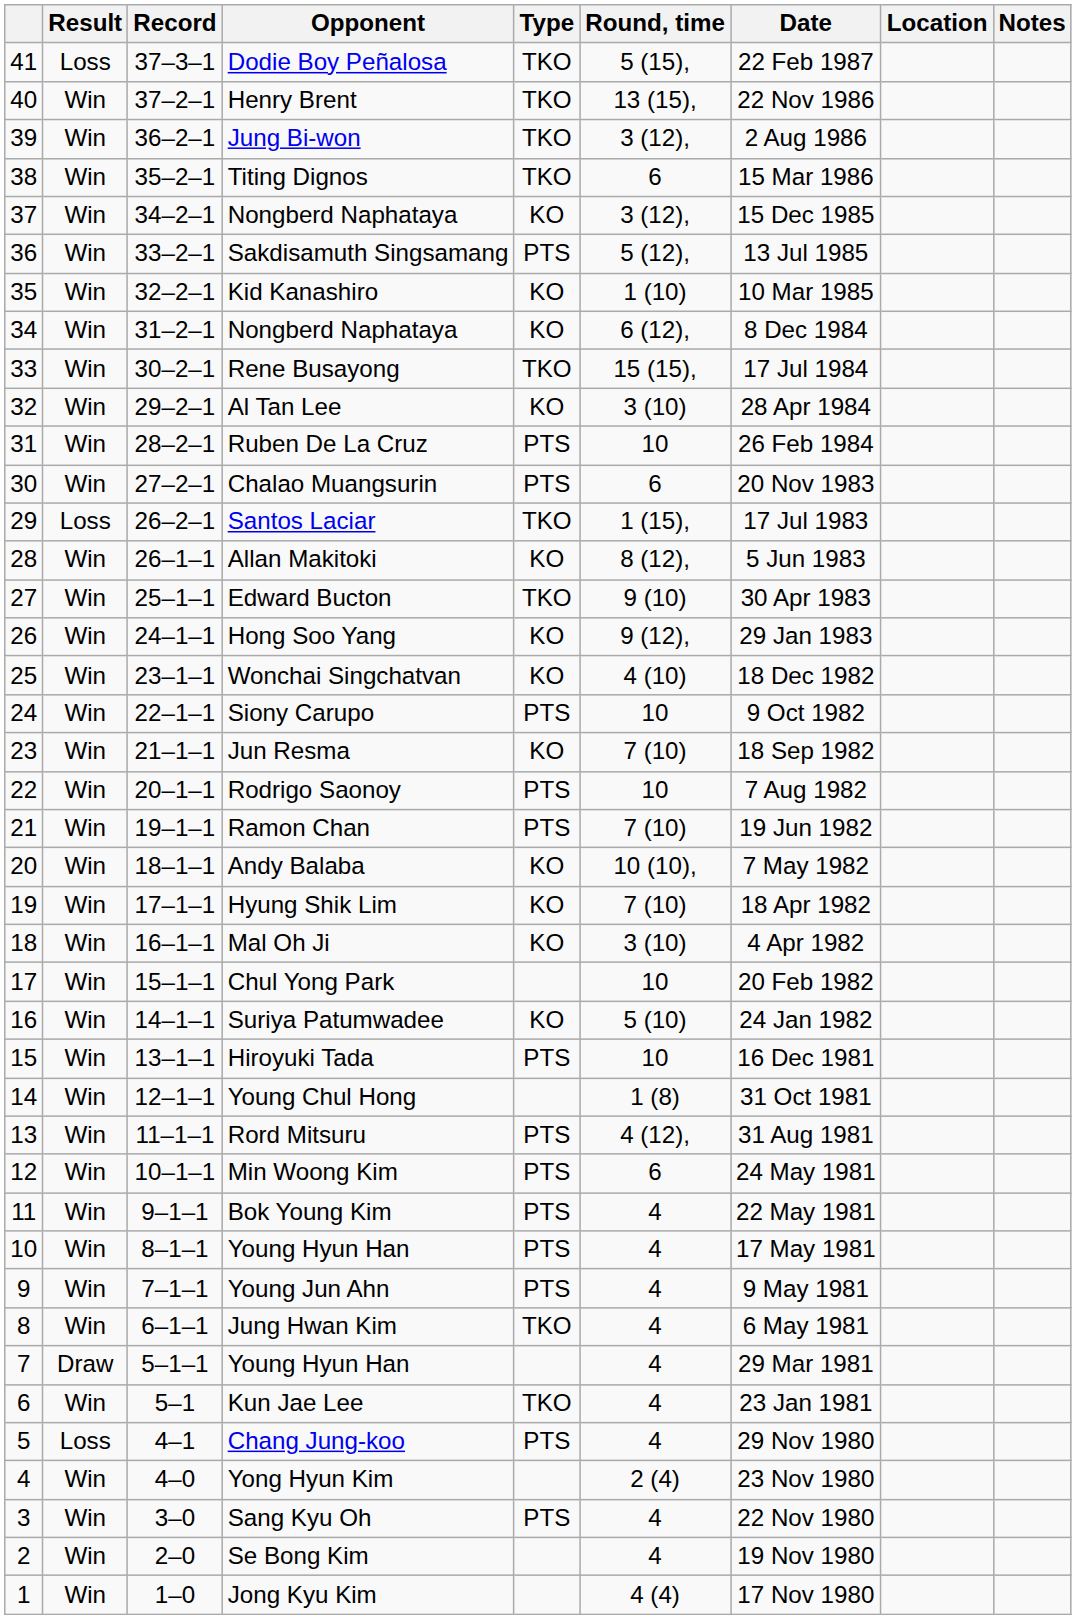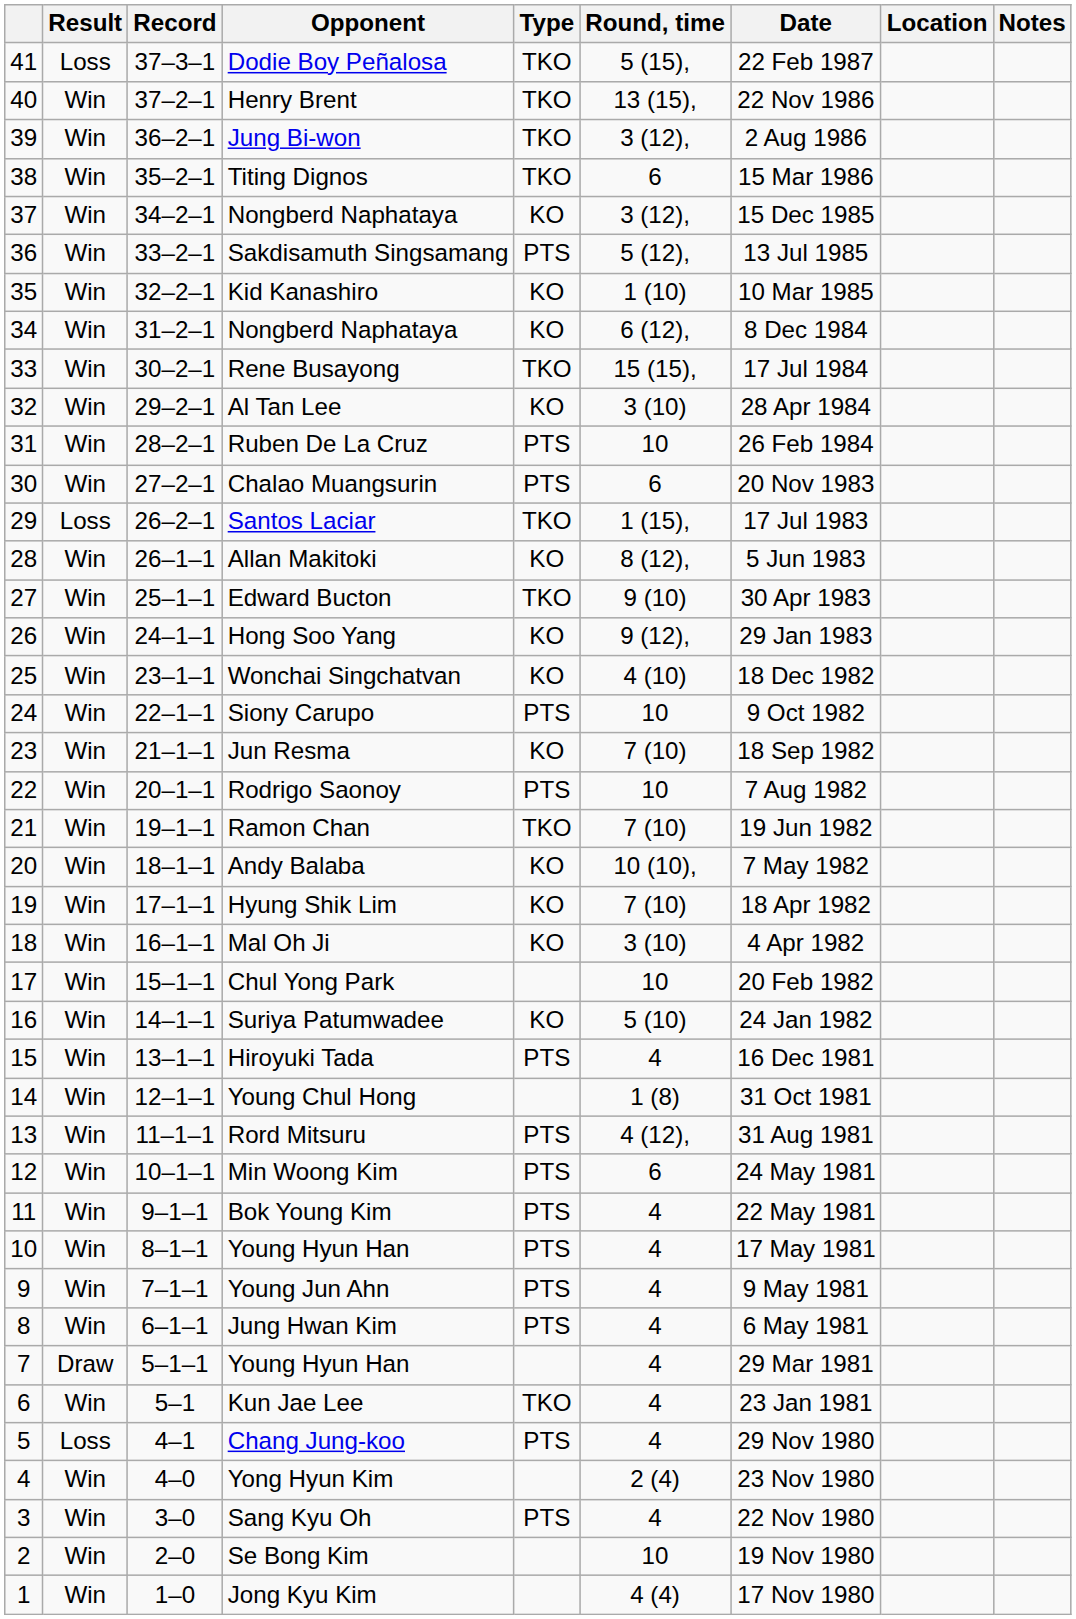(547, 828) PTS -> (547, 828) TKO
(655, 1058) 10 -> (655, 1058) 4
(547, 1326) TKO -> (547, 1326) PTS
(655, 1556) 4 -> (655, 1556) 10
